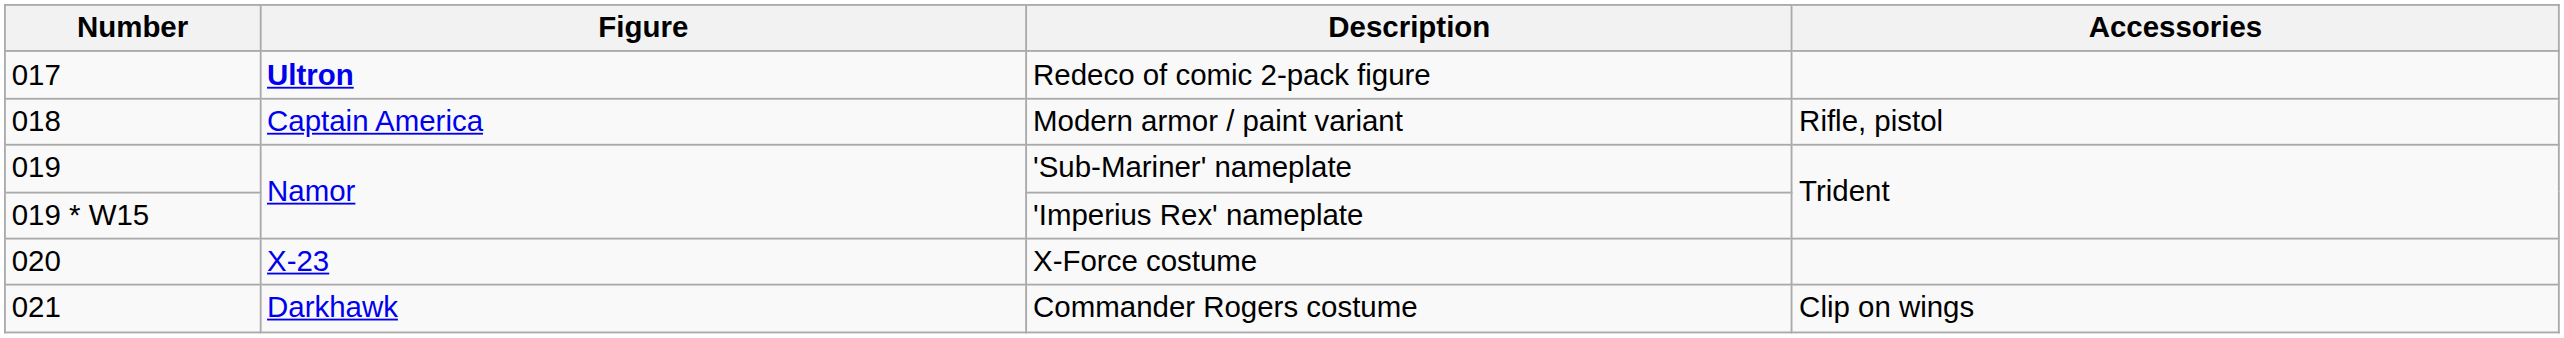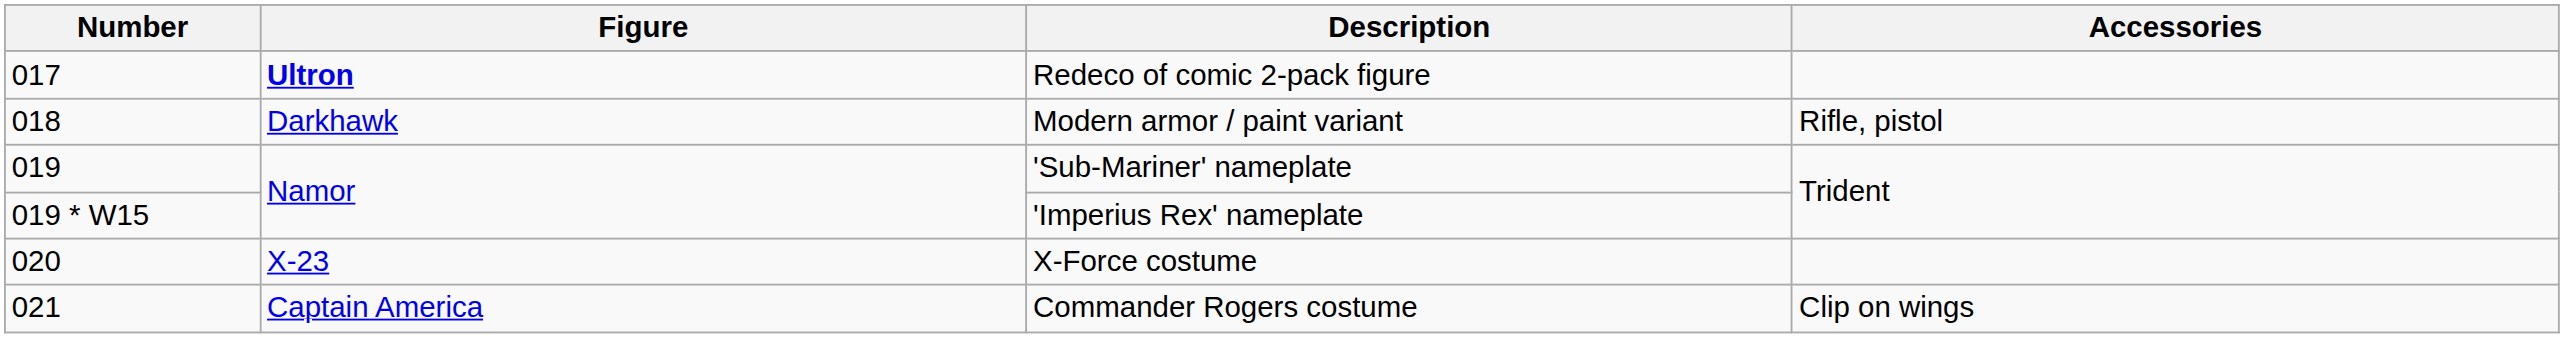(375, 121) Captain America -> (332, 121) Darkhawk
(332, 307) Darkhawk -> (375, 307) Captain America
